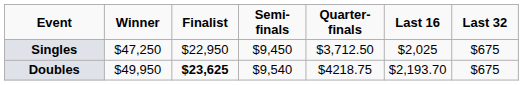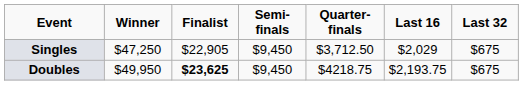(205, 50) $22,950 -> (205, 50) $22,905
(418, 50) $2,025 -> (418, 50) $2,029
(272, 70) $9,540 -> (272, 70) $9,450
(418, 70) $2,193.70 -> (418, 70) $2,193.75
